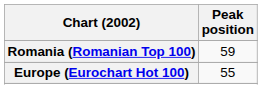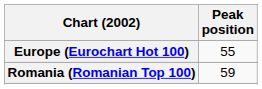rows swapped: (101, 72) <-> (101, 51)
